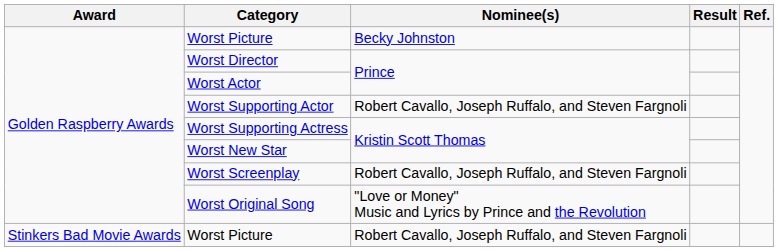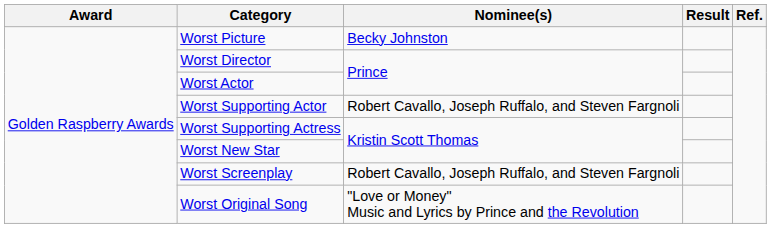- row: (94, 235)
